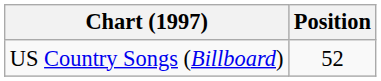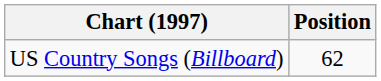(332, 57) 52 -> (332, 57) 62
